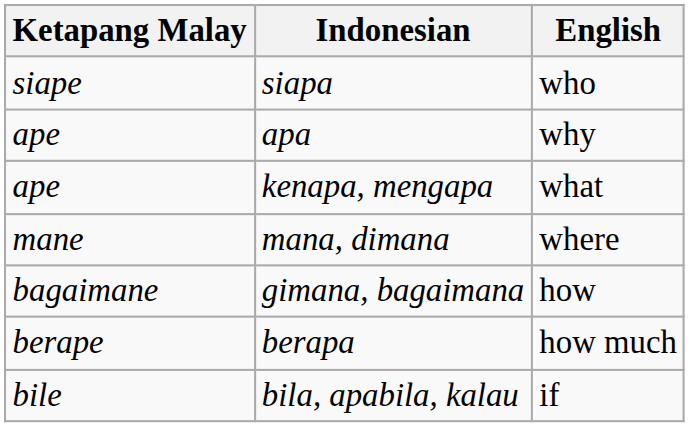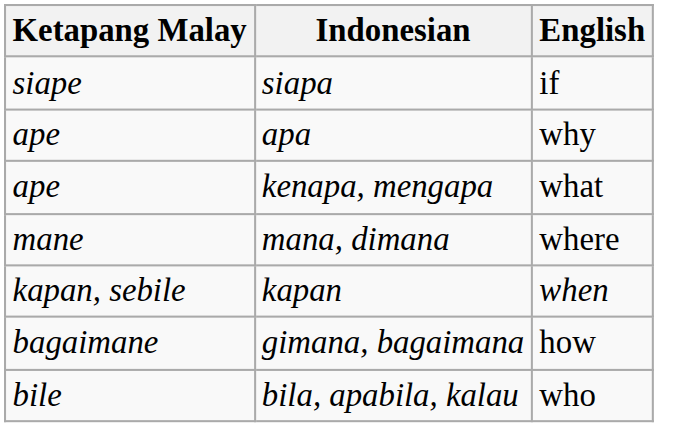(568, 82) who -> (549, 82) if
+ row: (302, 290)
- row: (308, 342)
(549, 394) if -> (568, 394) who
